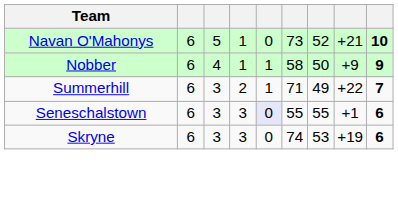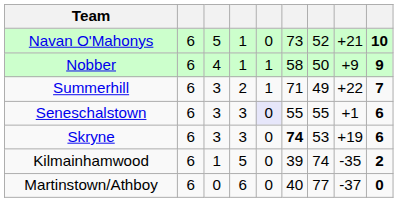(295, 137) normal -> (295, 137) bold
+ row: (91, 161)
+ row: (91, 185)
